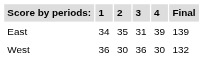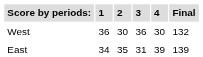rows swapped: (17, 31) <-> (19, 50)
